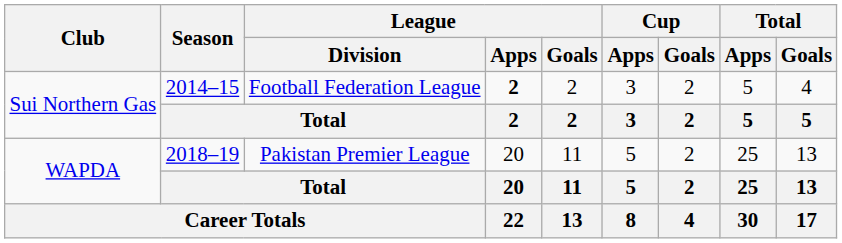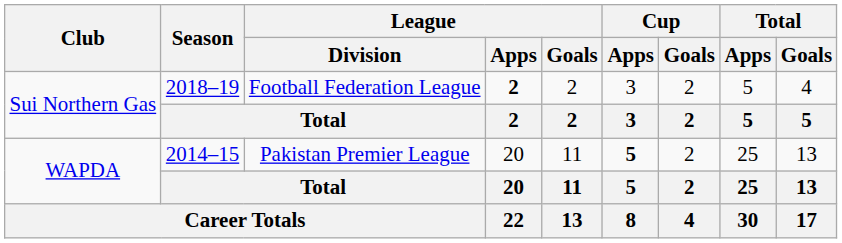(203, 87) 2014–15 -> (203, 87) 2018–19
(203, 154) 2018–19 -> (203, 154) 2014–15
(631, 154) normal -> (631, 154) bold
